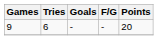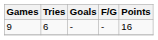(127, 27) 20 -> (127, 27) 16
